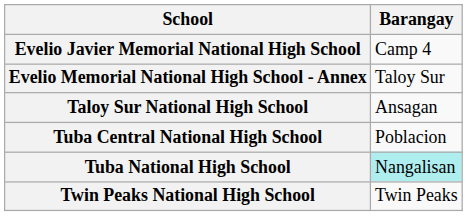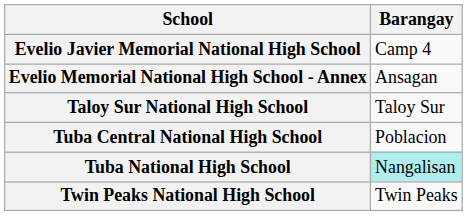(410, 78) Taloy Sur -> (406, 78) Ansagan
(406, 107) Ansagan -> (410, 107) Taloy Sur
